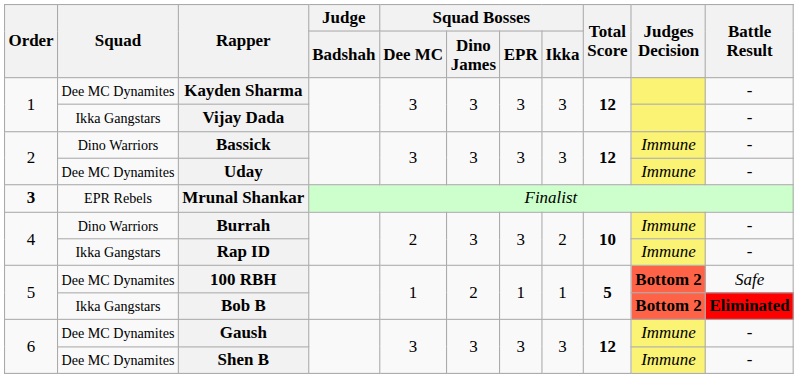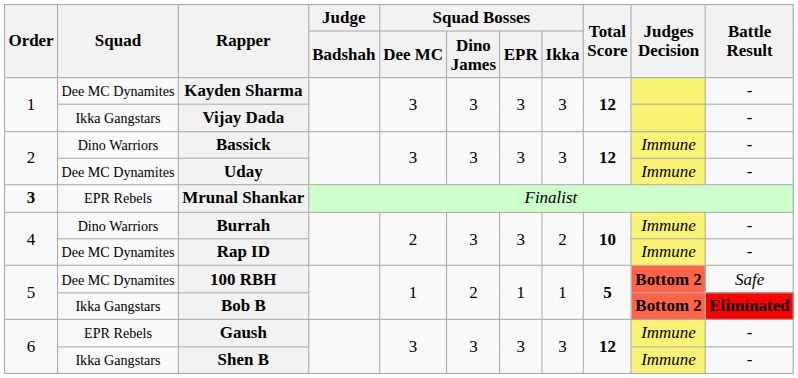(118, 253) Ikka Gangstars -> (118, 253) Dee MC Dynamites
(118, 333) Dee MC Dynamites -> (118, 333) EPR Rebels
(118, 360) Dee MC Dynamites -> (118, 360) Ikka Gangstars
